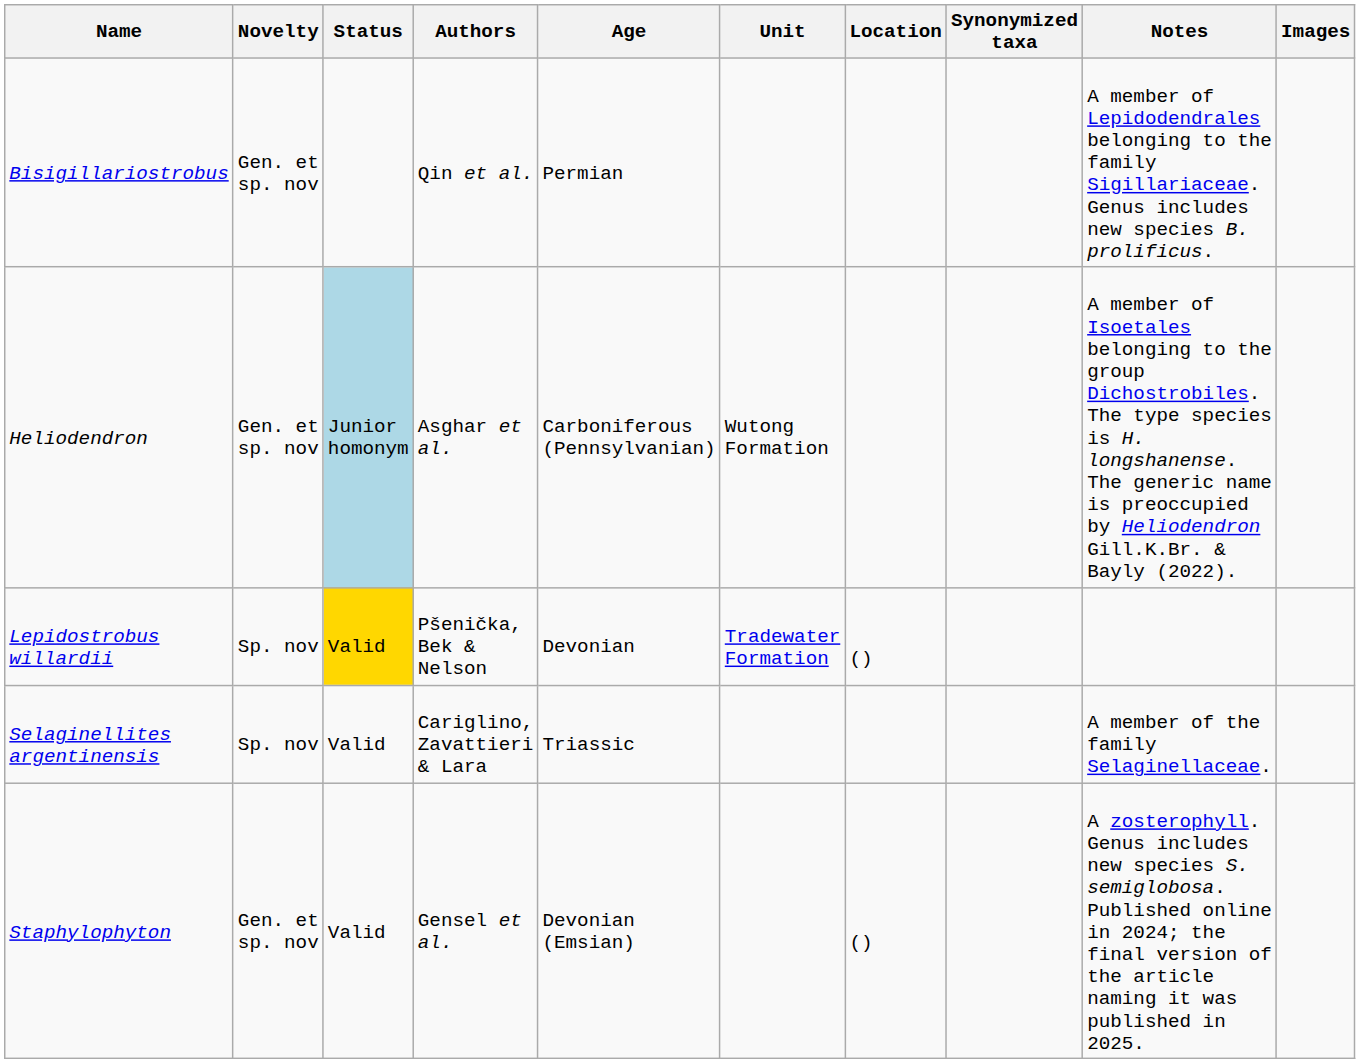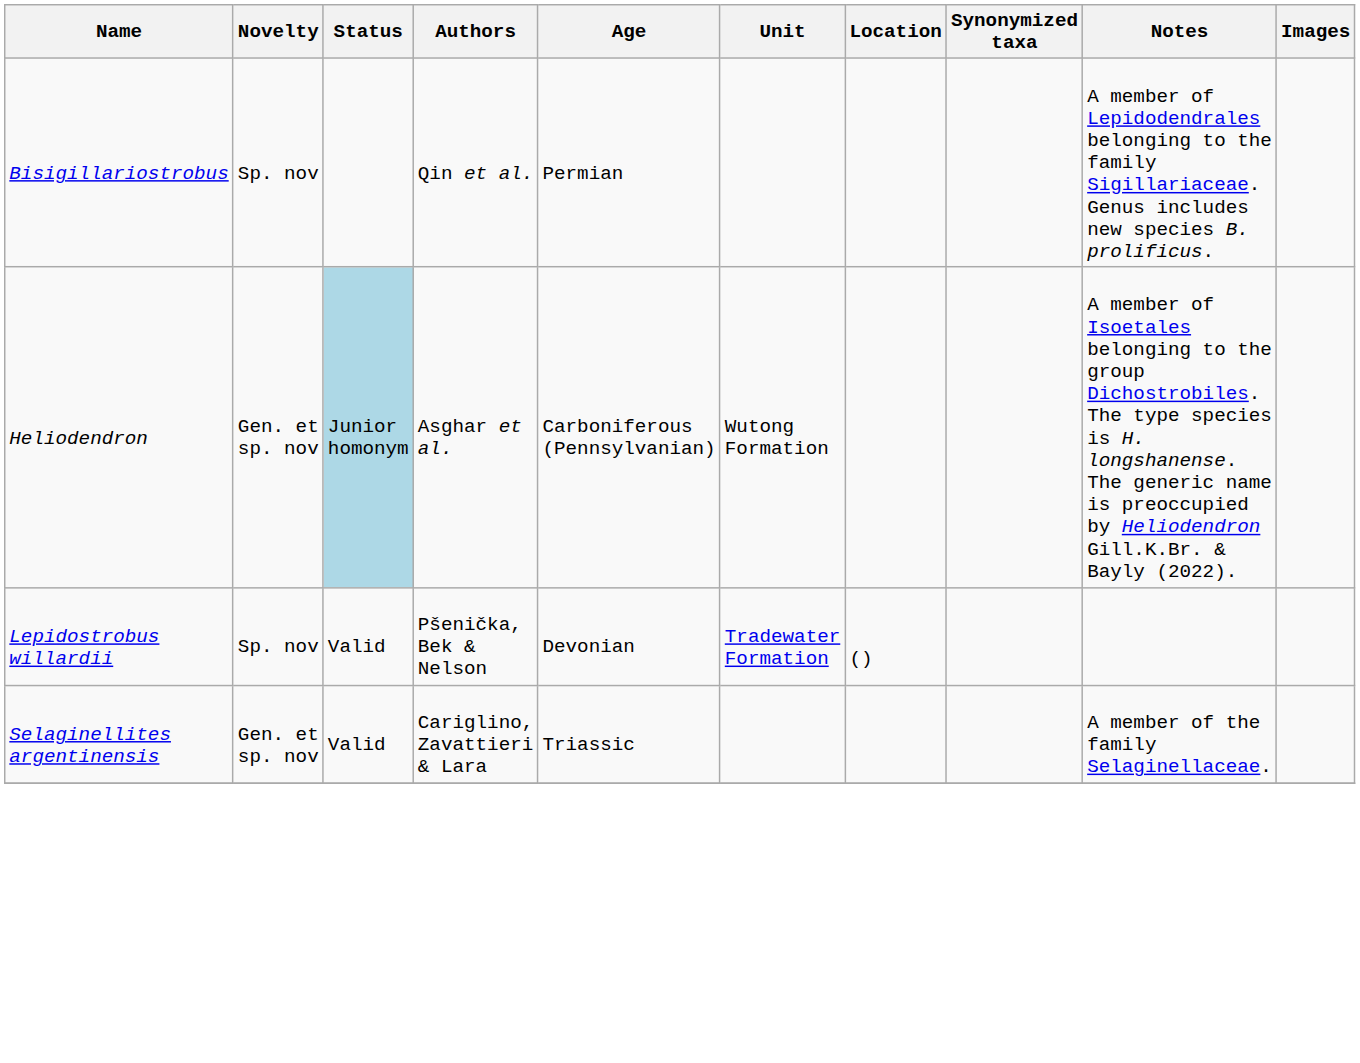(278, 174) Gen. et sp. nov -> (278, 174) Sp. nov
(357, 647) gold background -> (357, 647) no background
(278, 745) Sp. nov -> (278, 745) Gen. et sp. nov
- row: (90, 932)
